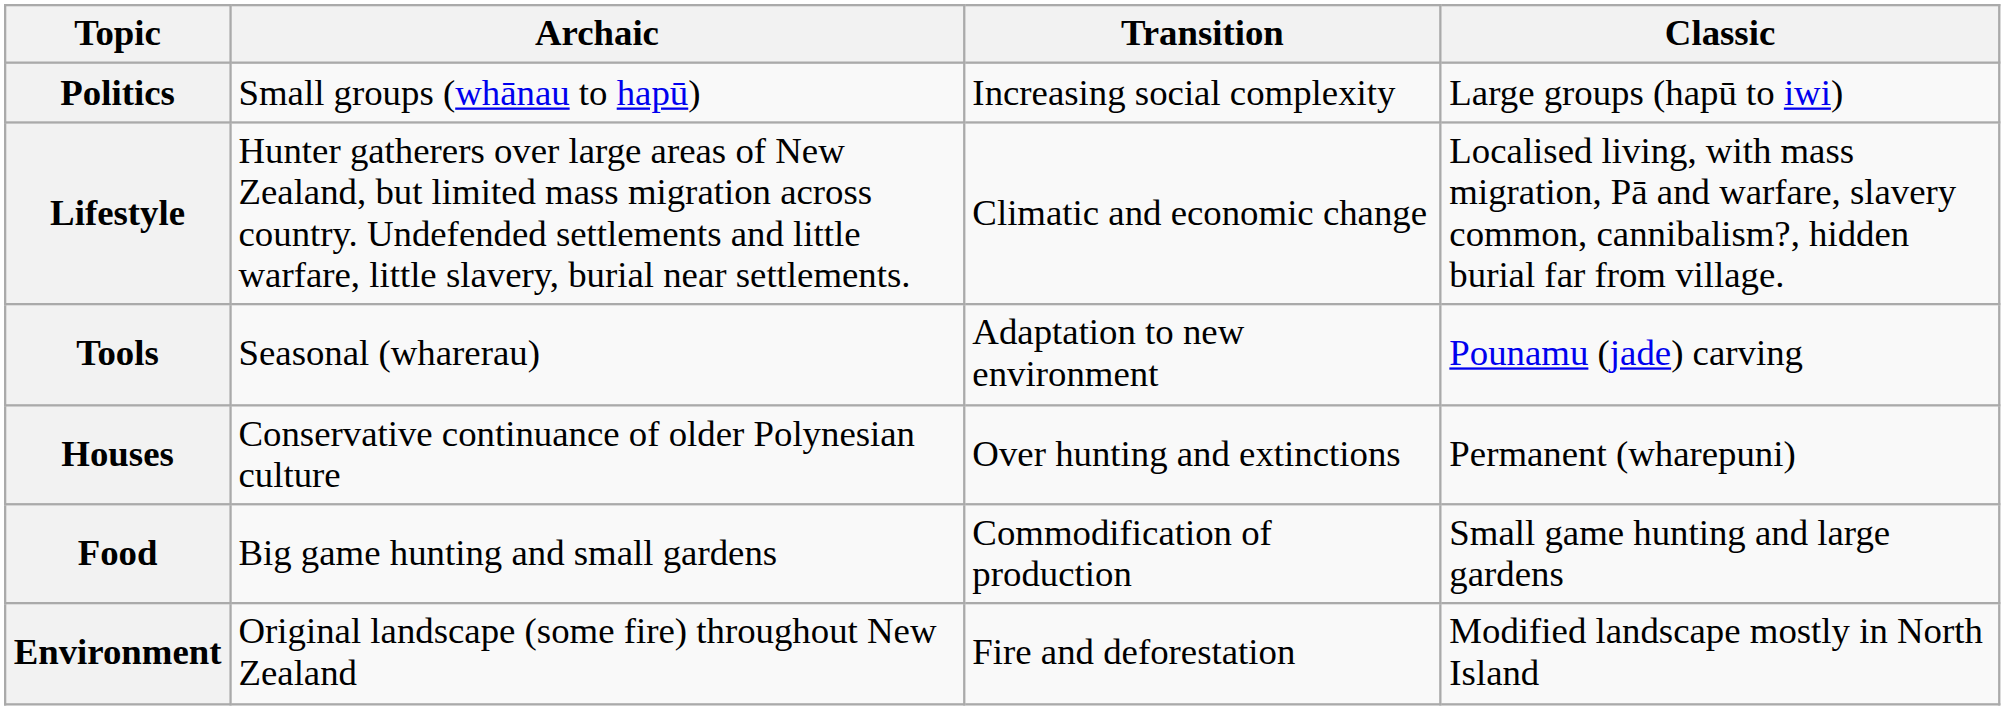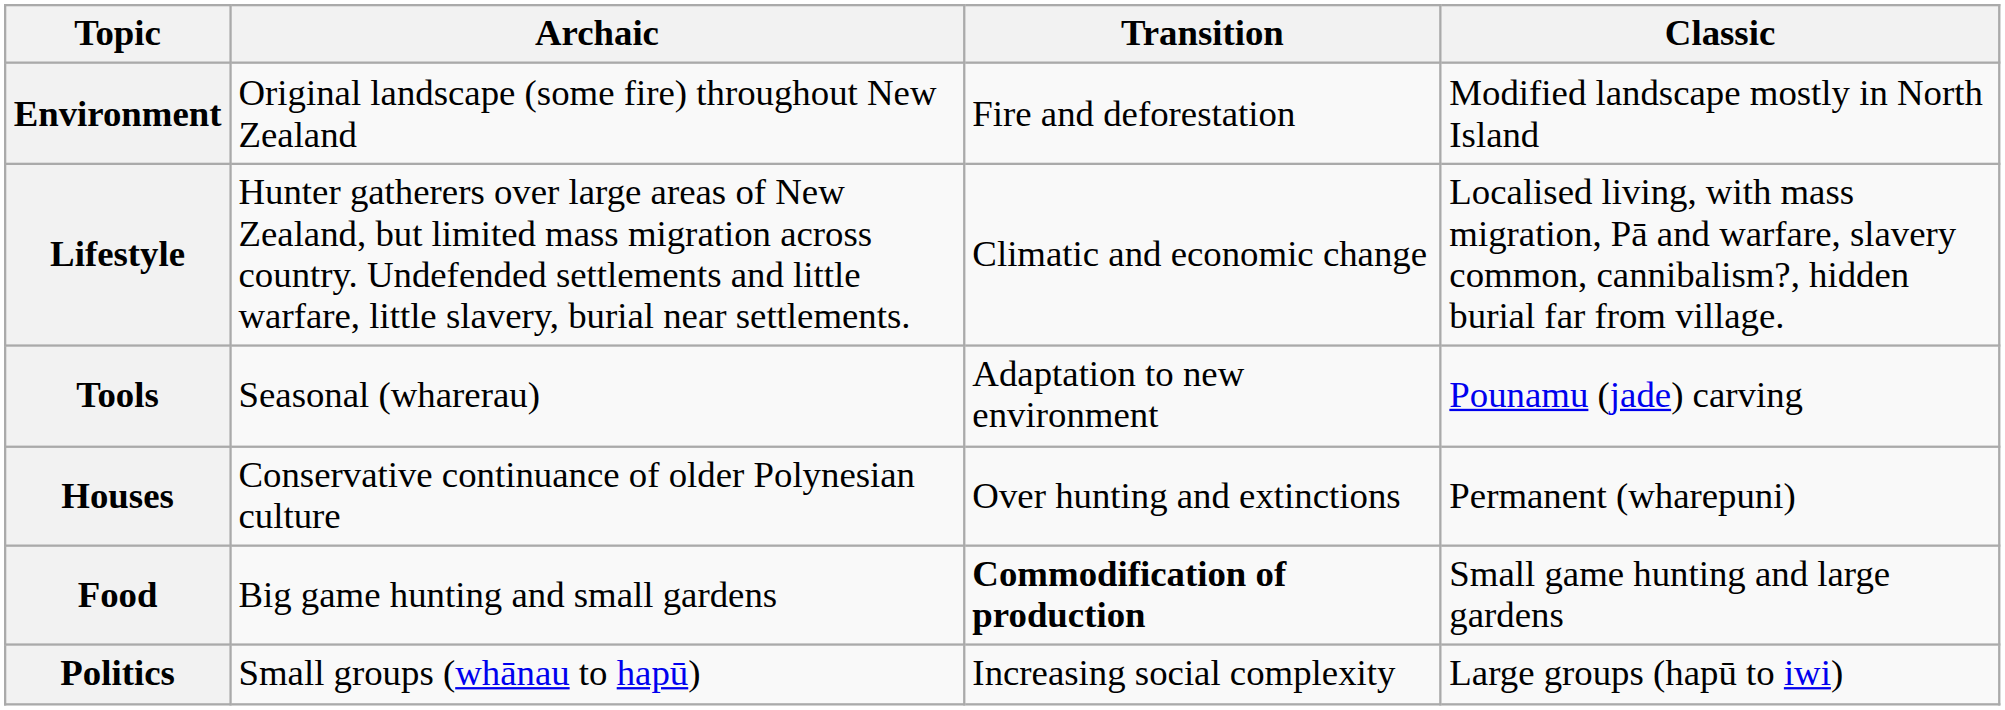rows swapped: (118, 652) <-> (118, 92)
(1122, 553) normal -> (1129, 594) bold
